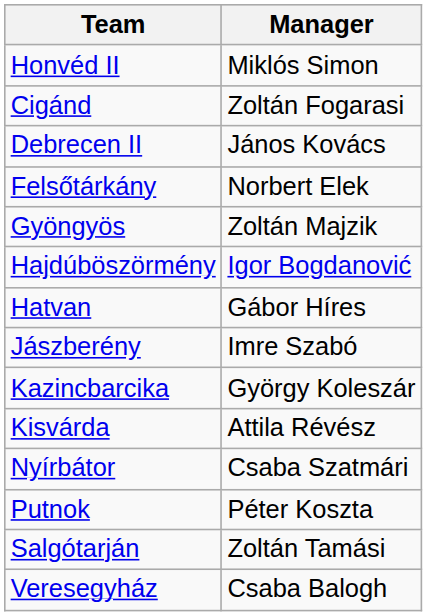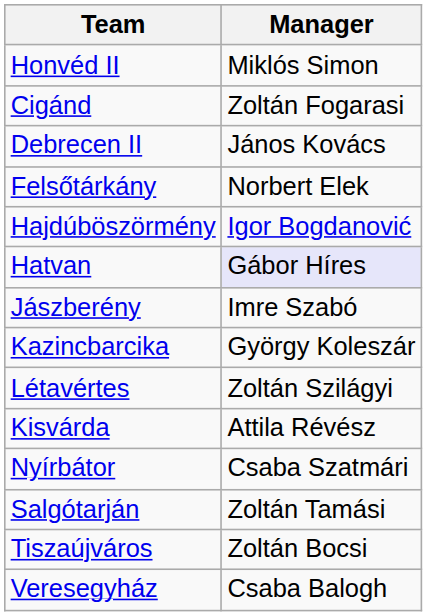- row: (68, 226)
(297, 307) no background -> (297, 266) lavender background
+ row: (70, 387)
- row: (50, 508)
+ row: (82, 549)
